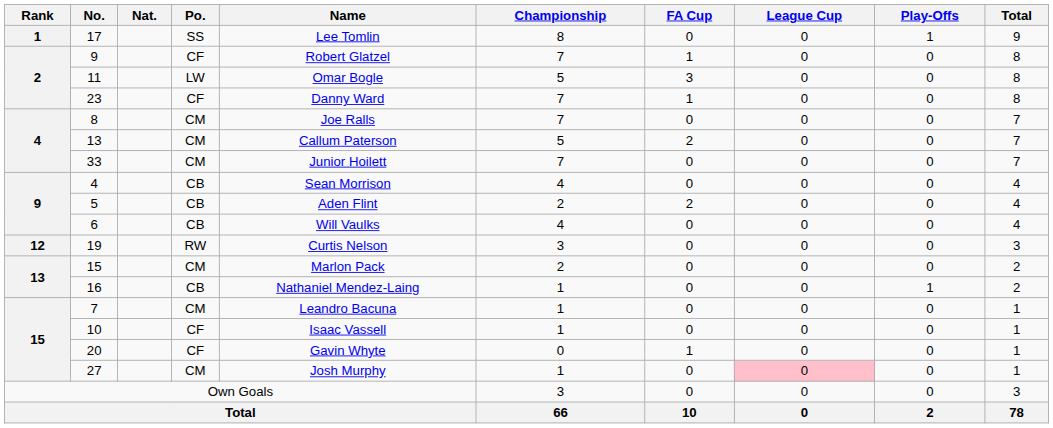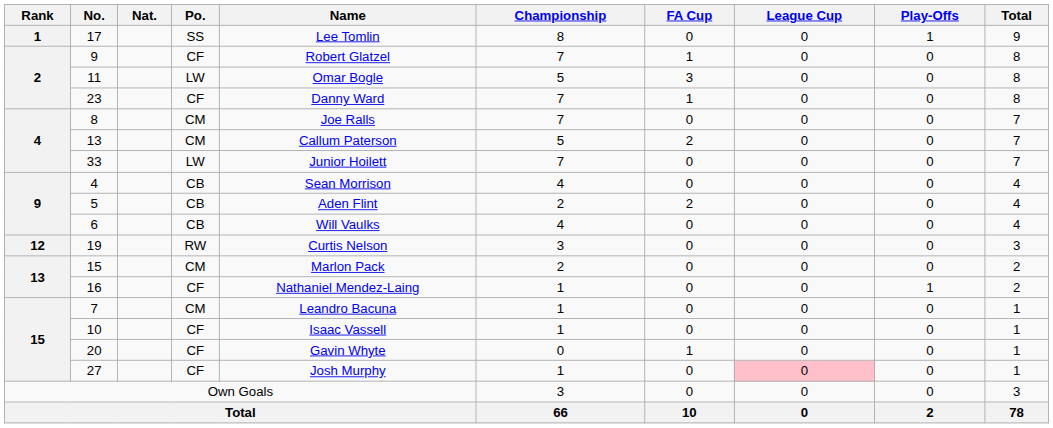(195, 162) CM -> (195, 162) LW
(195, 287) CB -> (195, 287) CF
(195, 371) CM -> (195, 371) CF
